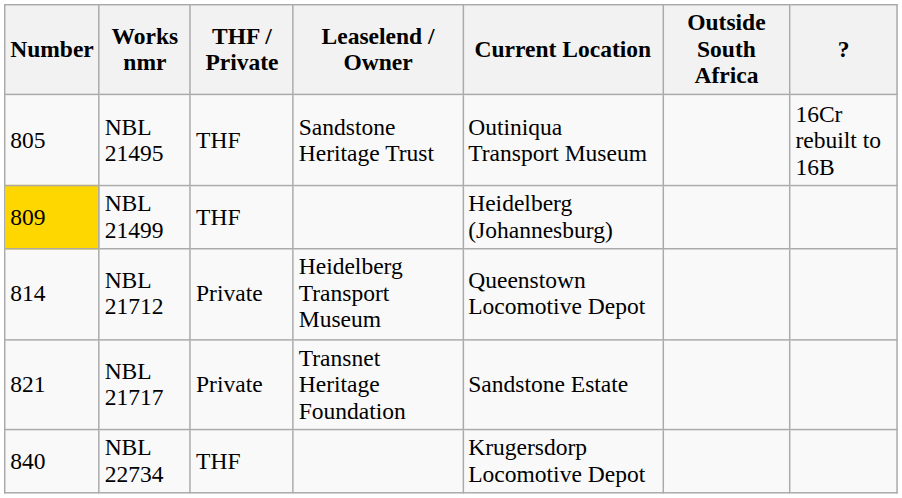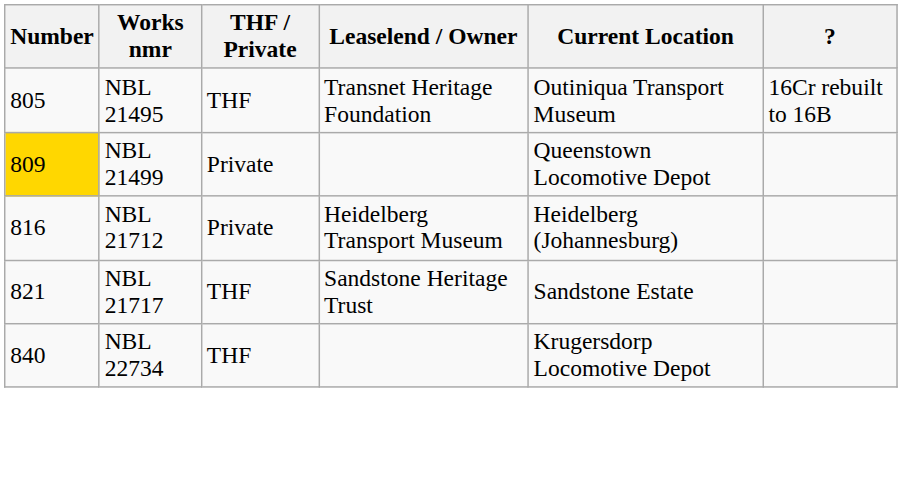- column: (726, 49)
(366, 139) Sandstone Heritage Trust -> (408, 100) Transnet Heritage Foundation
(218, 216) THF -> (240, 163) Private
(540, 216) Heidelberg (Johannesburg) -> (622, 163) Queenstown Locomotive Depot
(28, 293) 814 -> (28, 227) 816
(557, 293) Queenstown Locomotive Depot -> (606, 227) Heidelberg (Johannesburg)
(229, 384) Private -> (229, 291) THF
(352, 384) Transnet Heritage Foundation -> (416, 291) Sandstone Heritage Trust
